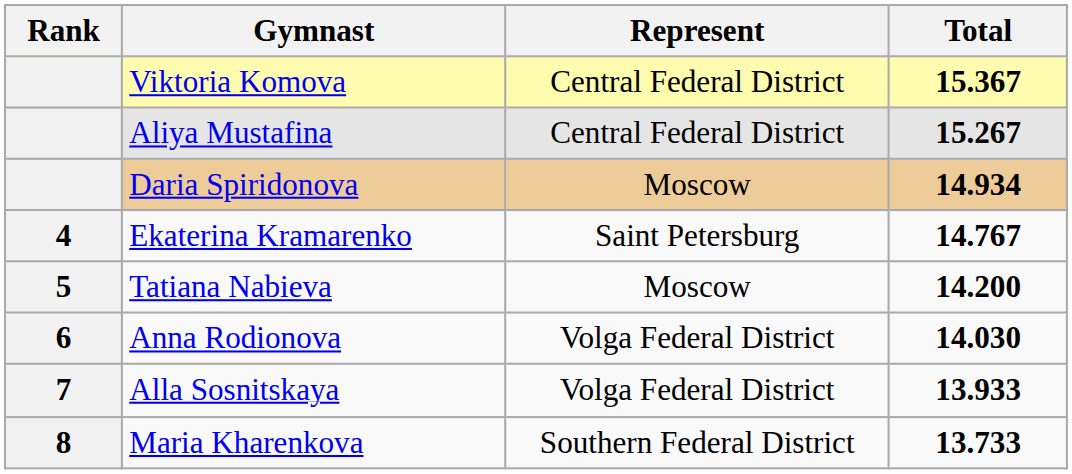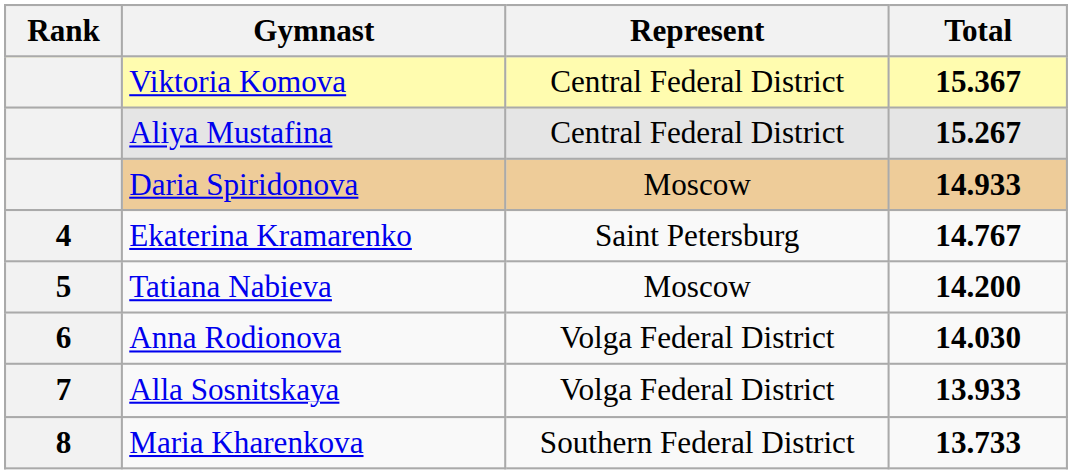(978, 184) 14.934 -> (978, 184) 14.933
